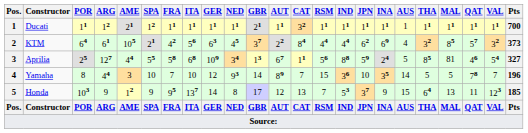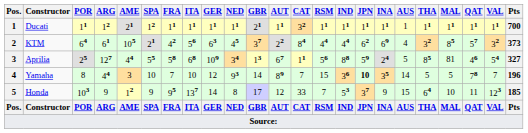(365, 75) normal -> (365, 75) bold
(302, 91) 13 -> (302, 91) 33
(451, 91) 13 -> (451, 91) 10
